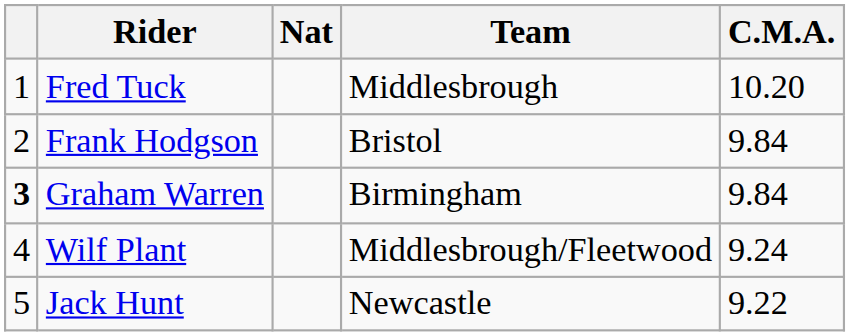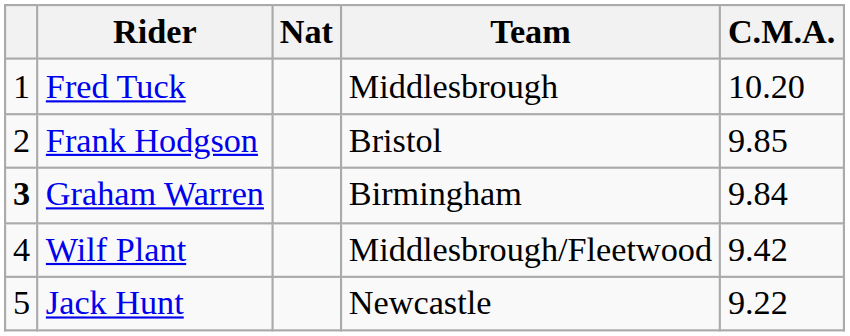(758, 140) 9.84 -> (758, 140) 9.85
(758, 248) 9.24 -> (758, 248) 9.42
